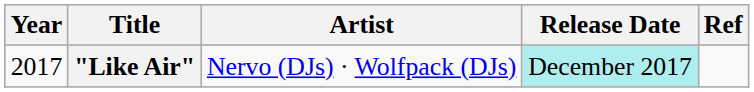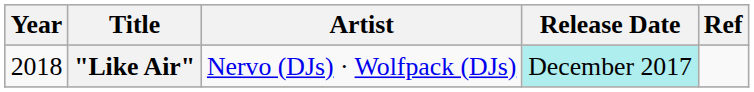(37, 65) 2017 -> (37, 65) 2018
